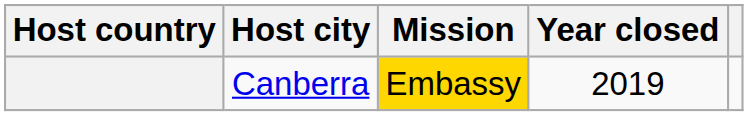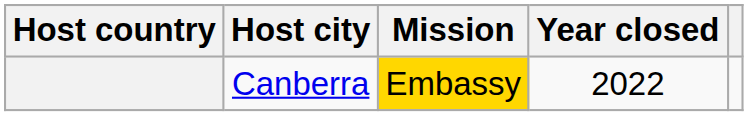(628, 82) 2019 -> (628, 82) 2022
